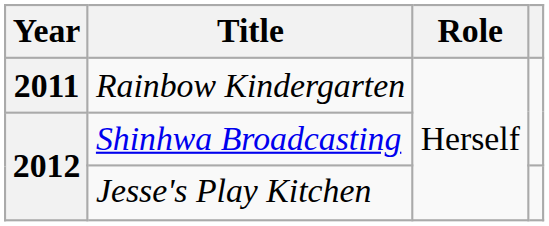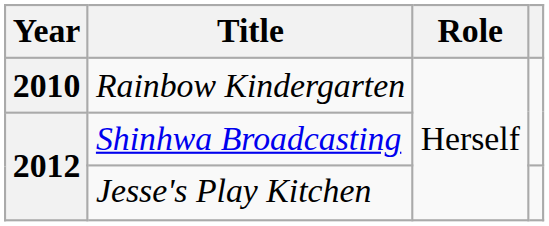(47, 84) 2011 -> (47, 84) 2010
